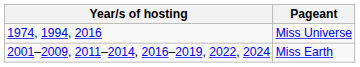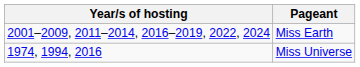rows swapped: (314, 33) <-> (304, 52)
